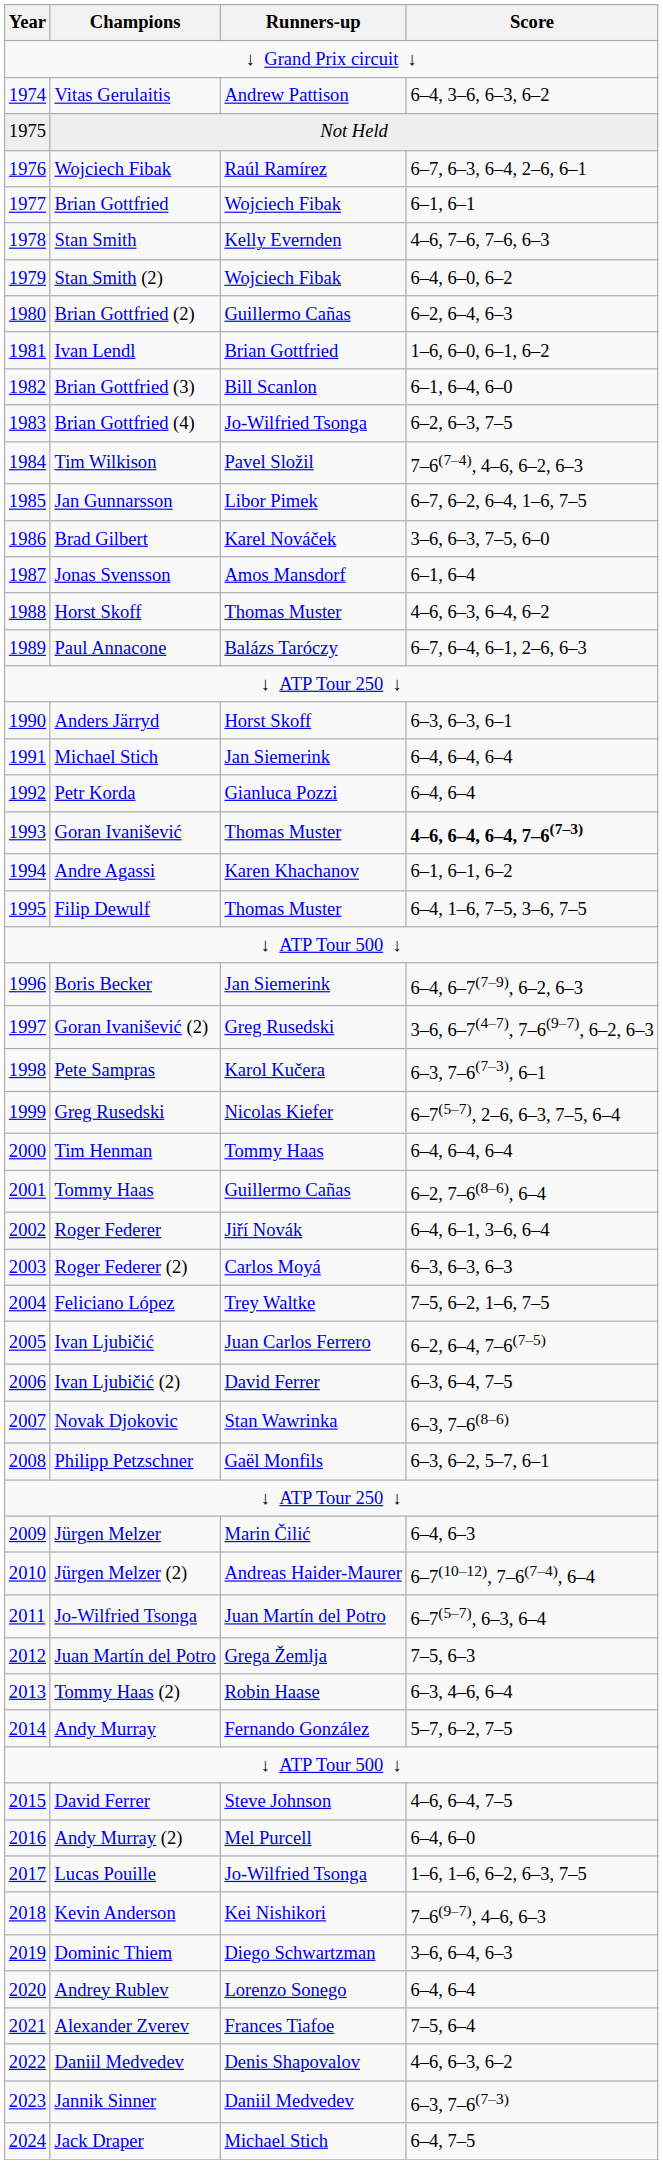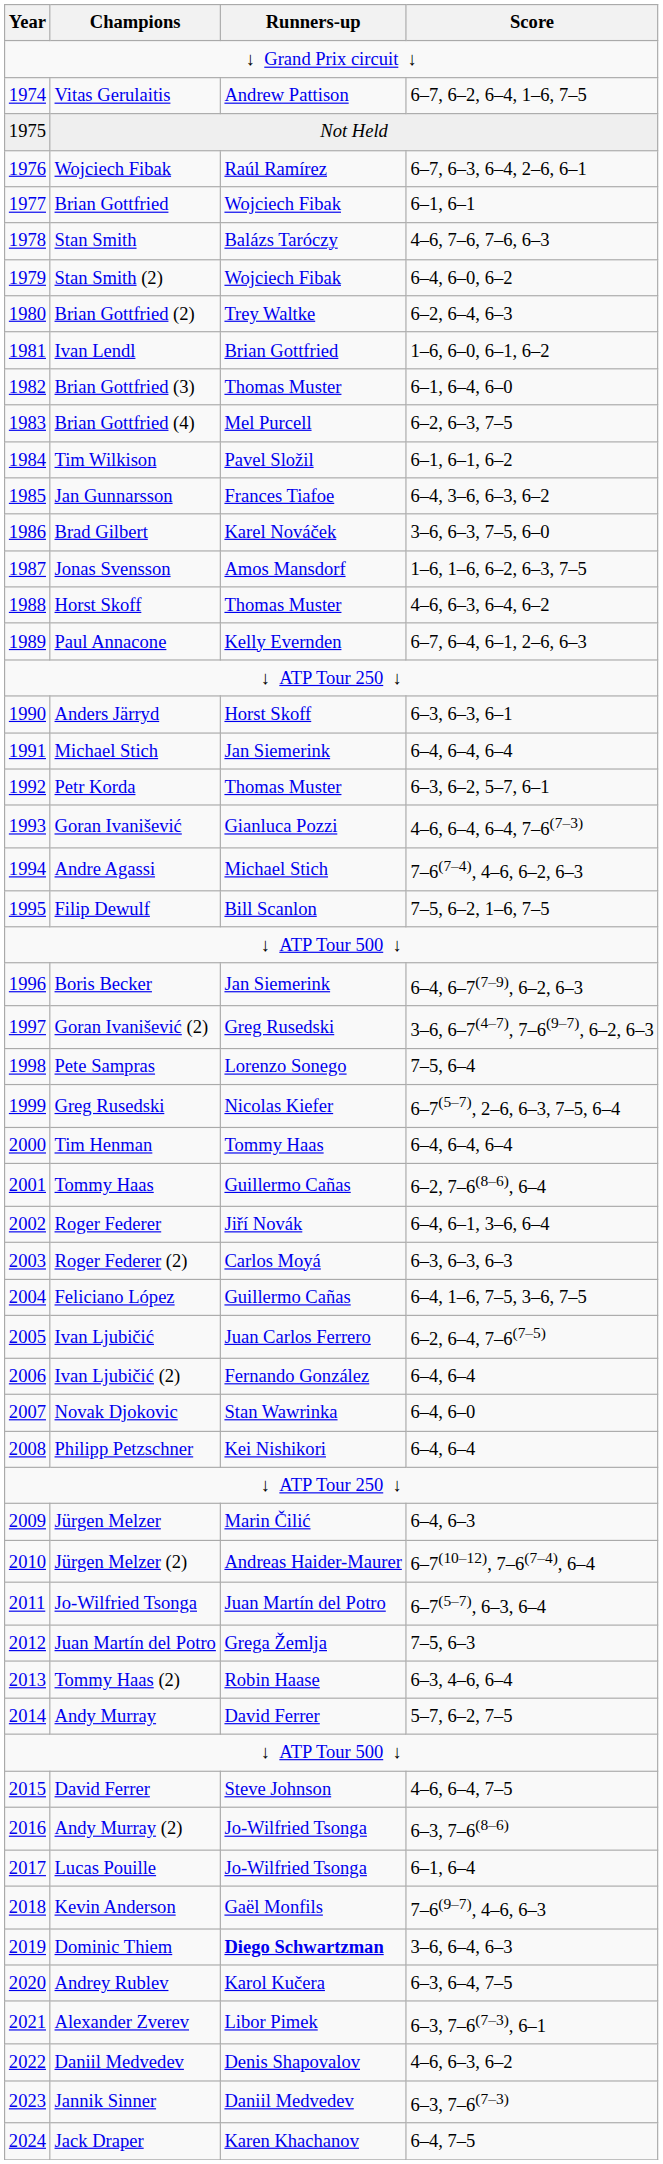(480, 95) 6–4, 3–6, 6–3, 6–2 -> (499, 95) 6–7, 6–2, 6–4, 1–6, 7–5
(283, 241) Kelly Evernden -> (281, 241) Balázs Taróczy
(288, 313) Guillermo Cañas -> (270, 313) Trey Waltke
(271, 386) Bill Scanlon -> (283, 386) Thomas Muster
(296, 423) Jo-Wilfried Tsonga -> (268, 423) Mel Purcell
(497, 463) 7–6(7–4), 4–6, 6–2, 6–3 -> (461, 459) 6–1, 6–1, 6–2
(271, 502) Libor Pimek -> (279, 495) Frances Tiafoe
(499, 502) 6–7, 6–2, 6–4, 1–6, 7–5 -> (480, 495) 6–4, 3–6, 6–3, 6–2
(443, 574) 6–1, 6–4 -> (499, 568) 1–6, 1–6, 6–2, 6–3, 7–5
(281, 647) Balázs Taróczy -> (283, 641) Kelly Evernden
(281, 793) Gianluca Pozzi -> (283, 786) Thomas Muster
(443, 793) 6–4, 6–4 -> (480, 786) 6–3, 6–2, 5–7, 6–1
(283, 832) Thomas Muster -> (281, 826) Gianluca Pozzi
(497, 833) bold -> (497, 827) normal
(292, 872) Karen Khachanov -> (276, 869) Michael Stich
(461, 872) 6–1, 6–1, 6–2 -> (497, 869) 7–6(7–4), 4–6, 6–2, 6–3
(283, 908) Thomas Muster -> (271, 908) Bill Scanlon
(499, 908) 6–4, 1–6, 7–5, 3–6, 7–5 -> (480, 908) 7–5, 6–2, 1–6, 7–5
(275, 1069) Karol Kučera -> (286, 1066) Lorenzo Sonego
(478, 1070) 6–3, 7–6(7–3), 6–1 -> (443, 1066) 7–5, 6–4
(270, 1303) Trey Waltke -> (288, 1297) Guillermo Cañas
(480, 1303) 7–5, 6–2, 1–6, 7–5 -> (499, 1297) 6–4, 1–6, 7–5, 3–6, 7–5
(272, 1382) David Ferrer -> (297, 1376) Fernando González
(461, 1382) 6–3, 6–4, 7–5 -> (443, 1376) 6–4, 6–4
(460, 1422) 6–3, 7–6(8–6) -> (443, 1412) 6–4, 6–0
(274, 1461) Gaël Monfils -> (275, 1448) Kei Nishikori
(480, 1461) 6–3, 6–2, 5–7, 6–1 -> (443, 1448) 6–4, 6–4
(297, 1728) Fernando González -> (272, 1716) David Ferrer
(268, 1837) Mel Purcell -> (296, 1828) Jo-Wilfried Tsonga
(443, 1837) 6–4, 6–0 -> (460, 1828) 6–3, 7–6(8–6)
(499, 1874) 1–6, 1–6, 6–2, 6–3, 7–5 -> (443, 1867) 6–1, 6–4
(275, 1913) Kei Nishikori -> (274, 1907) Gaël Monfils
(300, 1953) normal -> (304, 1946) bold
(286, 1989) Lorenzo Sonego -> (275, 1983) Karol Kučera
(443, 1989) 6–4, 6–4 -> (461, 1983) 6–3, 6–4, 7–5
(279, 2025) Frances Tiafoe -> (271, 2022) Libor Pimek
(443, 2025) 7–5, 6–4 -> (478, 2023) 6–3, 7–6(7–3), 6–1
(276, 2141) Michael Stich -> (292, 2141) Karen Khachanov
